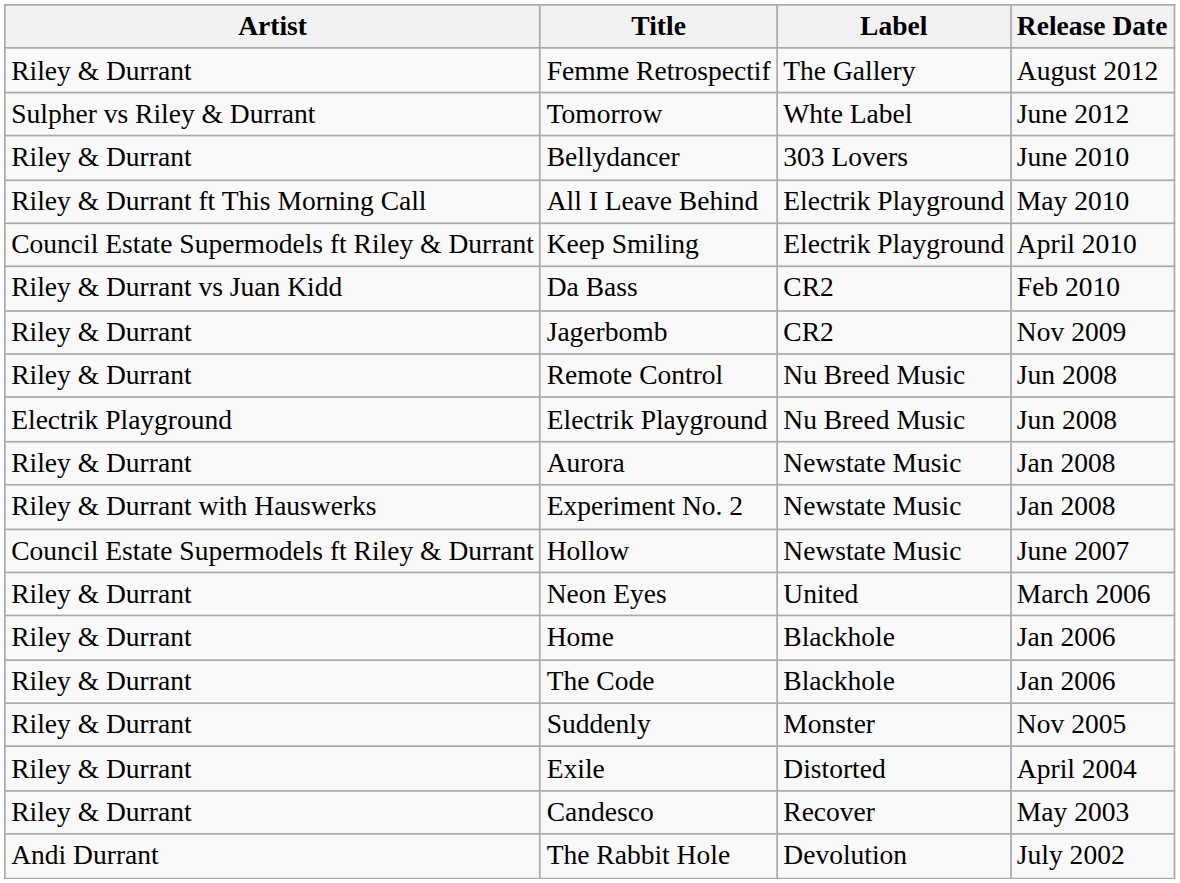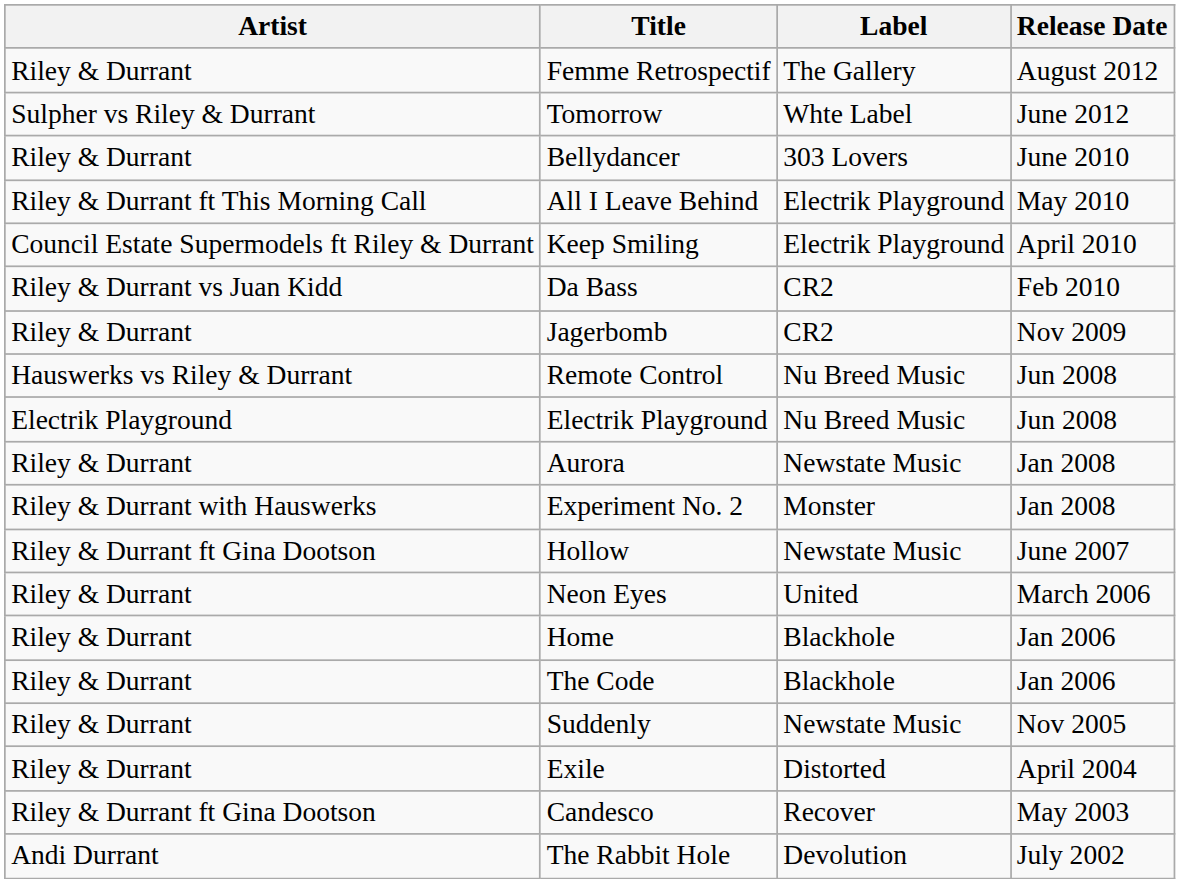(101, 375) Riley & Durrant -> (182, 375) Hauswerks vs Riley & Durrant
(872, 506) Newstate Music -> (829, 506) Monster
(273, 550) Council Estate Supermodels ft Riley & Durrant -> (193, 550) Riley & Durrant ft Gina Dootson
(829, 724) Monster -> (872, 724) Newstate Music
(101, 811) Riley & Durrant -> (193, 811) Riley & Durrant ft Gina Dootson
